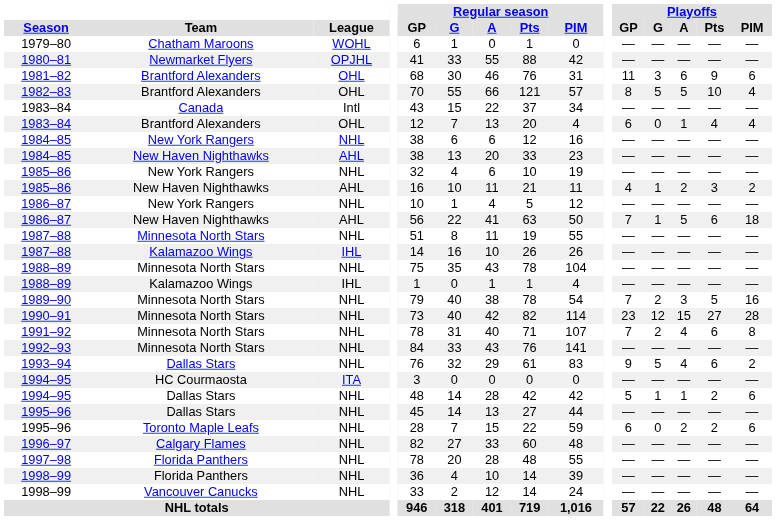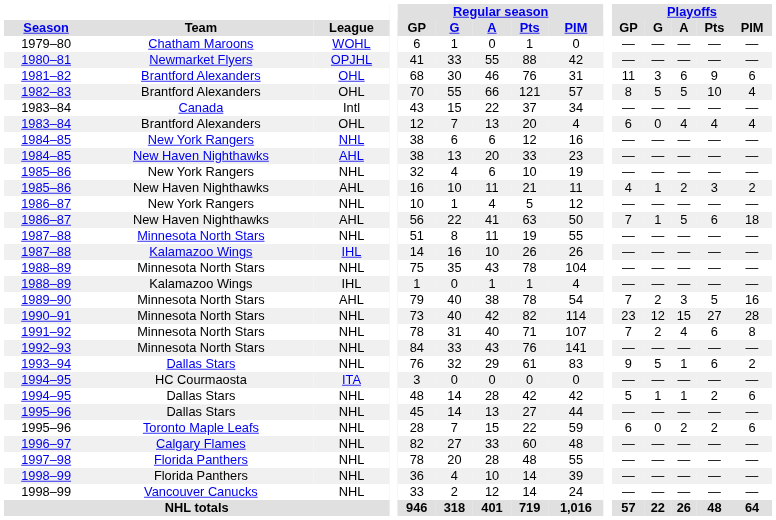(684, 124) 1 -> (684, 124) 4
(351, 300) NHL -> (352, 300) AHL
(684, 364) 4 -> (684, 364) 1
